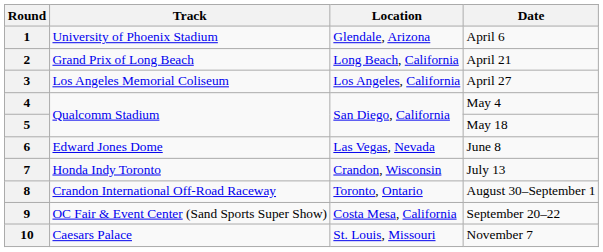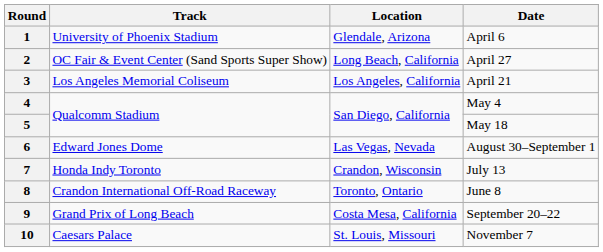(123, 59) Grand Prix of Long Beach -> (190, 59) OC Fair & Event Center (Sand Sports Super Show)
(489, 59) April 21 -> (489, 59) April 27
(489, 81) April 27 -> (489, 81) April 21
(484, 147) June 8 -> (531, 147) August 30–September 1
(531, 190) August 30–September 1 -> (484, 190) June 8
(190, 212) OC Fair & Event Center (Sand Sports Super Show) -> (123, 212) Grand Prix of Long Beach
